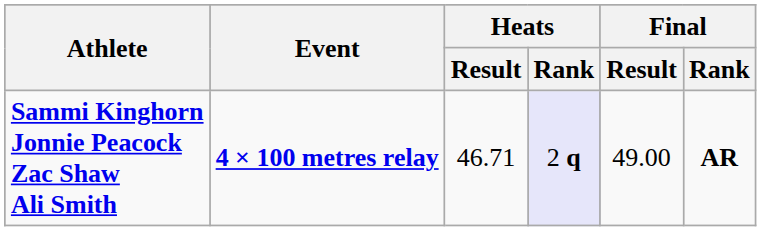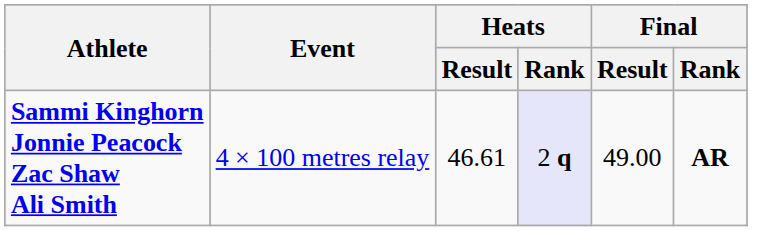(327, 157) bold -> (322, 157) normal
(486, 157) 46.71 -> (477, 157) 46.61
